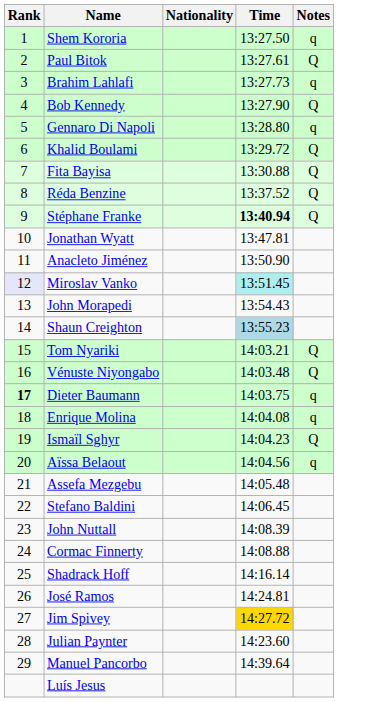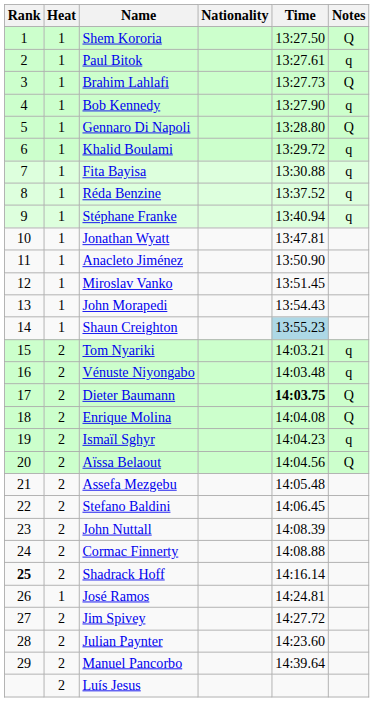+ column: (62, 15)
(313, 37) q -> (349, 37) Q
(313, 60) Q -> (349, 60) q
(313, 82) q -> (349, 82) Q
(313, 104) Q -> (349, 104) q
(313, 127) q -> (349, 127) Q
(313, 149) Q -> (349, 149) q
(313, 171) Q -> (349, 171) q
(313, 194) Q -> (349, 194) q
(265, 216) bold -> (300, 216) normal
(313, 216) Q -> (349, 216) q
(24, 283) lavender background -> (24, 283) no background
(265, 283) paleturquoise background -> (300, 283) no background
(313, 350) Q -> (349, 350) q
(313, 372) Q -> (349, 372) q
(24, 395) bold -> (24, 395) normal
(265, 395) normal -> (300, 395) bold
(313, 395) q -> (349, 395) Q
(313, 417) q -> (349, 417) Q
(313, 439) Q -> (349, 439) q
(313, 462) q -> (349, 462) Q
(24, 573) normal -> (24, 573) bold
(265, 618) gold background -> (300, 618) no background
